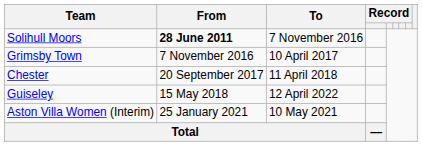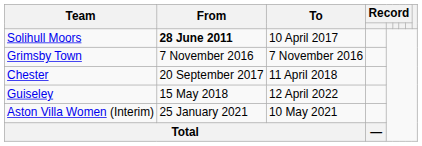(316, 38) 7 November 2016 -> (304, 38) 10 April 2017
(304, 56) 10 April 2017 -> (316, 56) 7 November 2016
